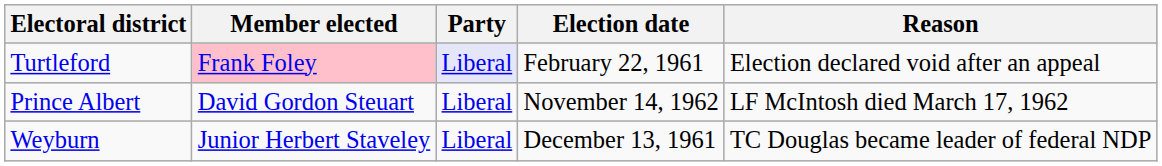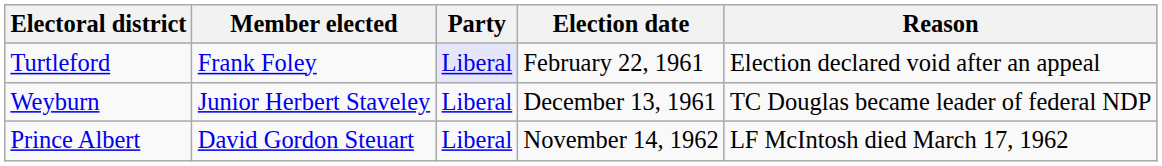(257, 62) pink background -> (257, 62) no background
rows swapped: (55, 140) <-> (75, 101)
